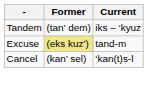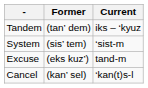+ row: (23, 43)
(68, 43) khaki background -> (68, 59) no background
